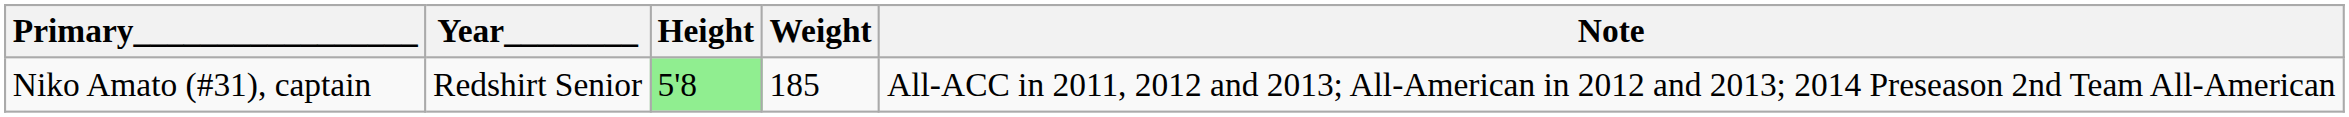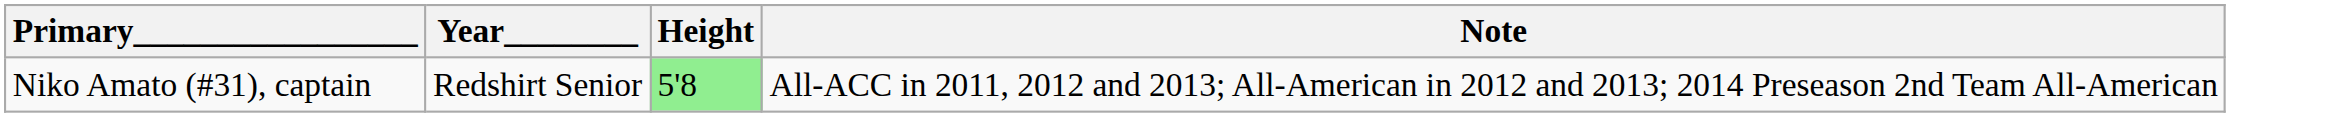- column: (821, 31)
